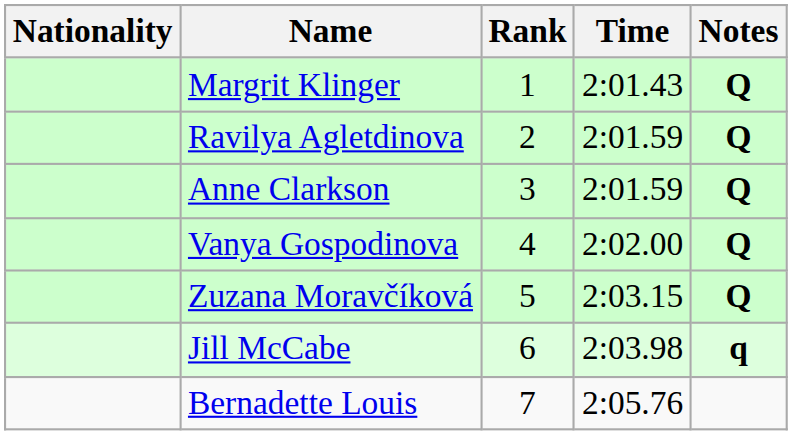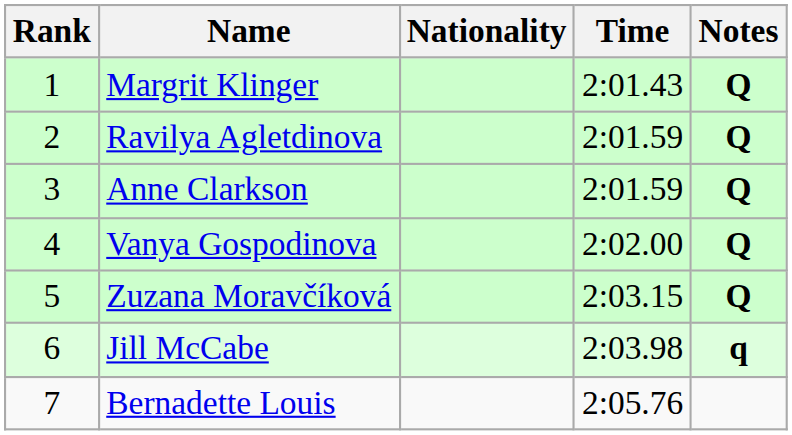columns swapped: (527, 31) <-> (93, 31)
